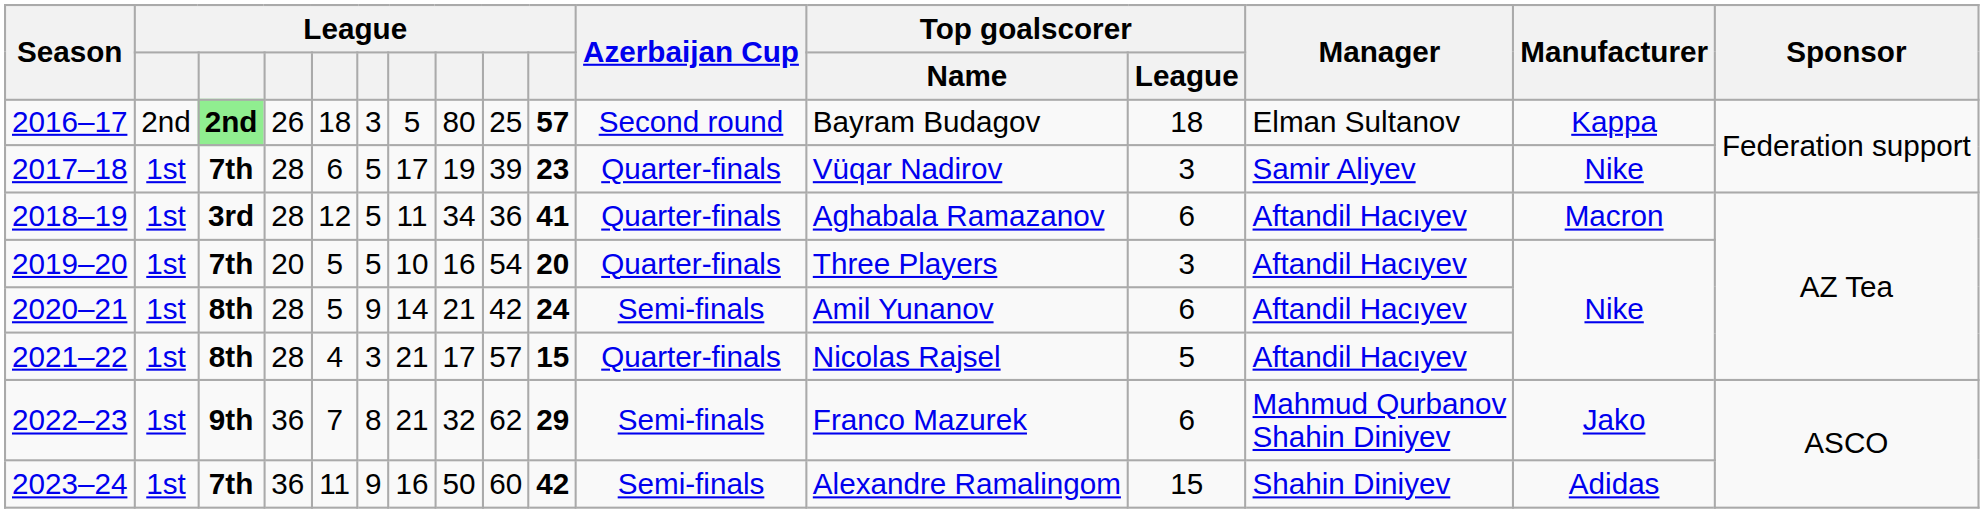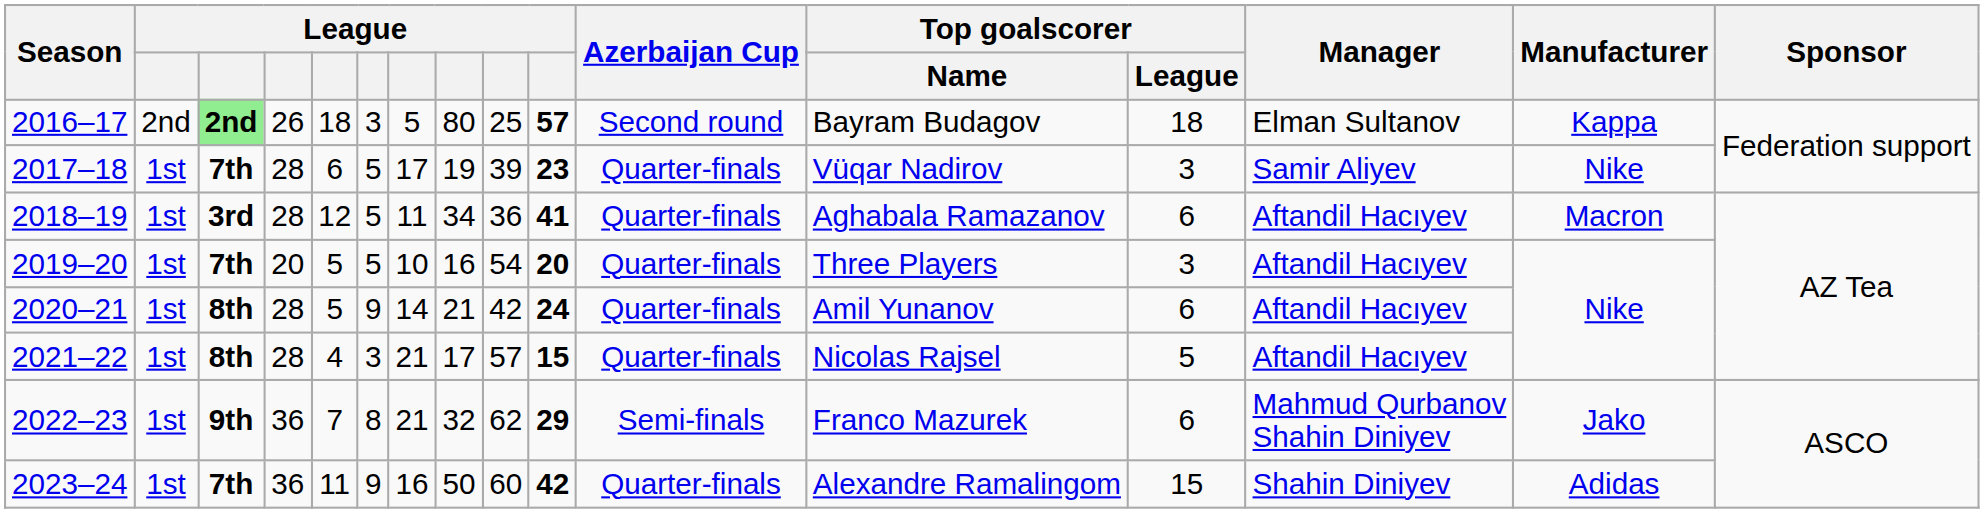(691, 310) Semi-finals -> (691, 310) Quarter-finals
(691, 484) Semi-finals -> (691, 484) Quarter-finals
